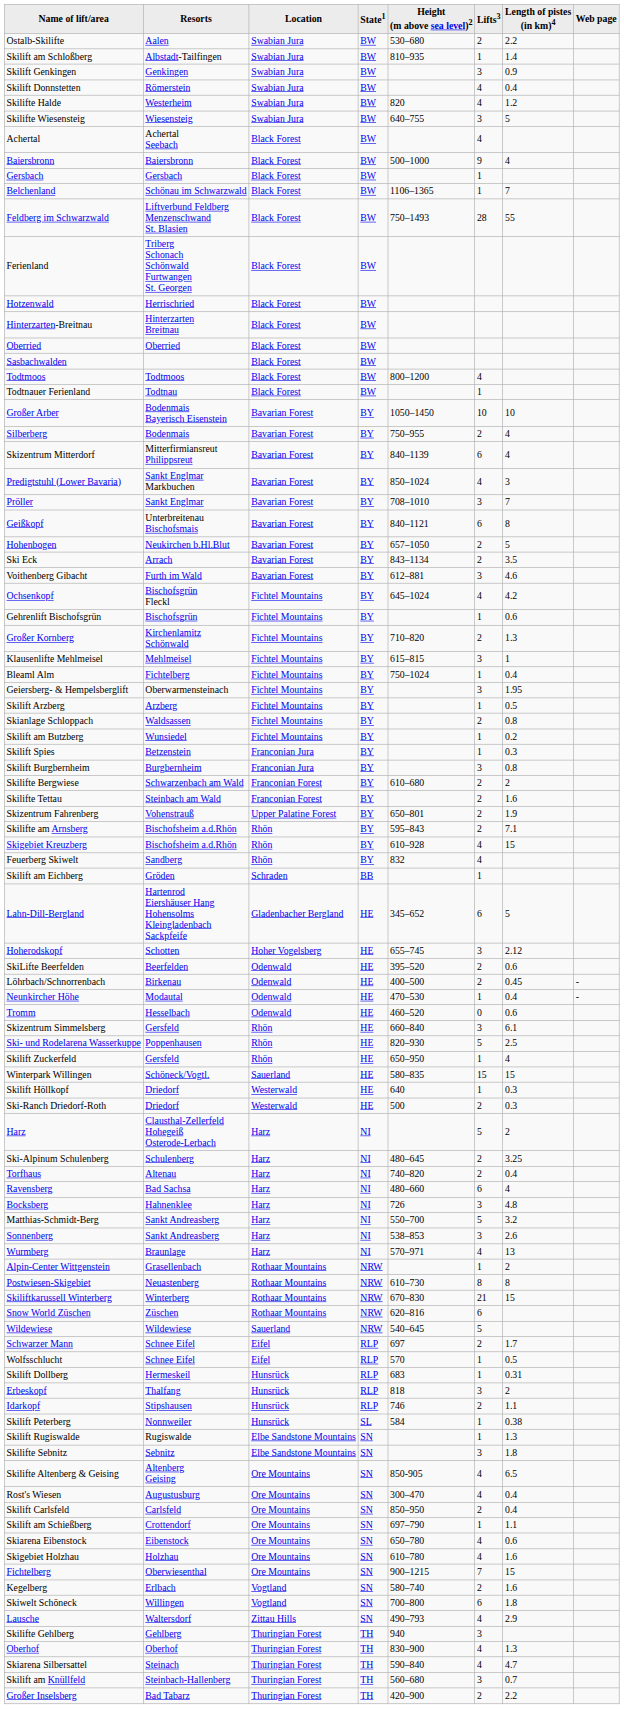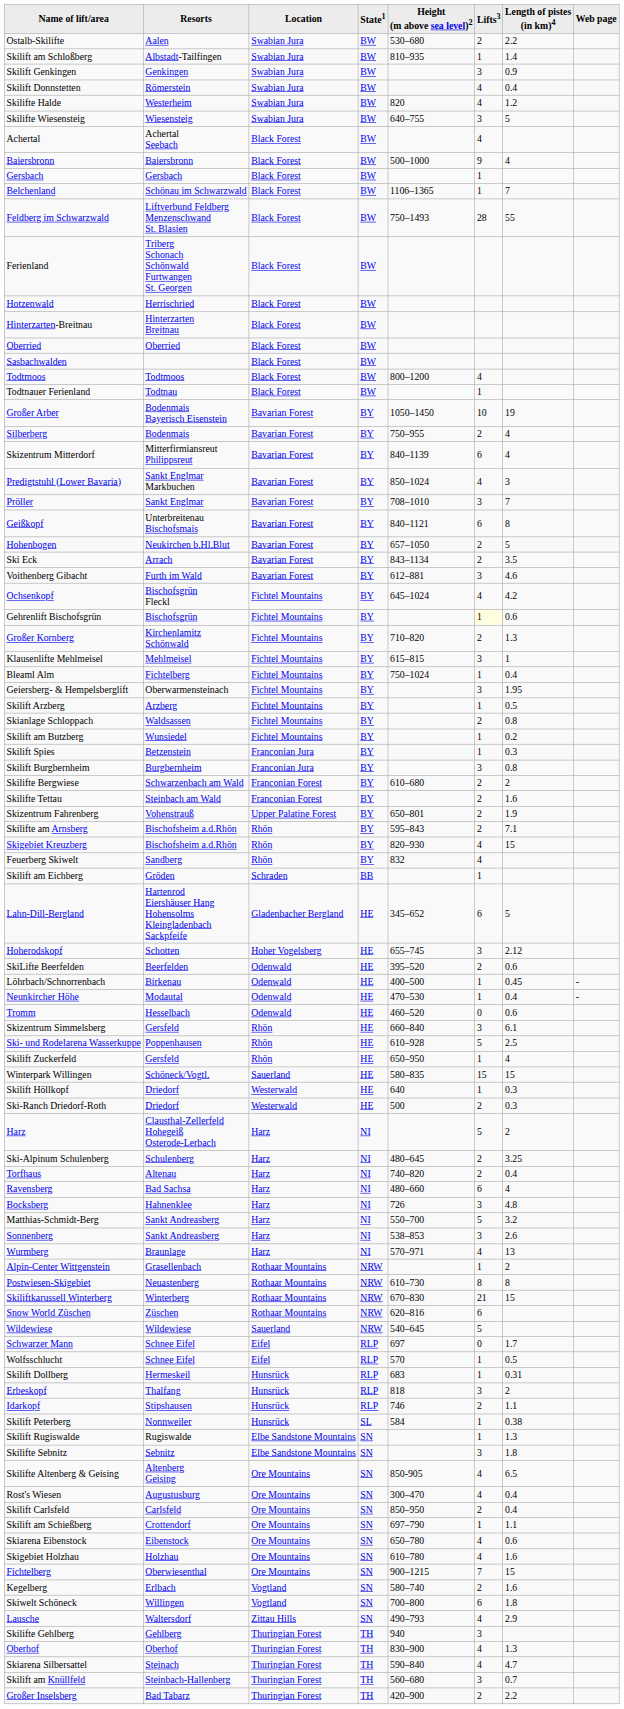(510, 413) 10 -> (510, 413) 19
(479, 617) no background -> (479, 617) lightyellow background
(407, 845) 610–928 -> (407, 845) 820–930
(479, 981) 2 -> (479, 981) 1
(407, 1043) 820–930 -> (407, 1043) 610–928
(479, 1344) 2 -> (479, 1344) 0
